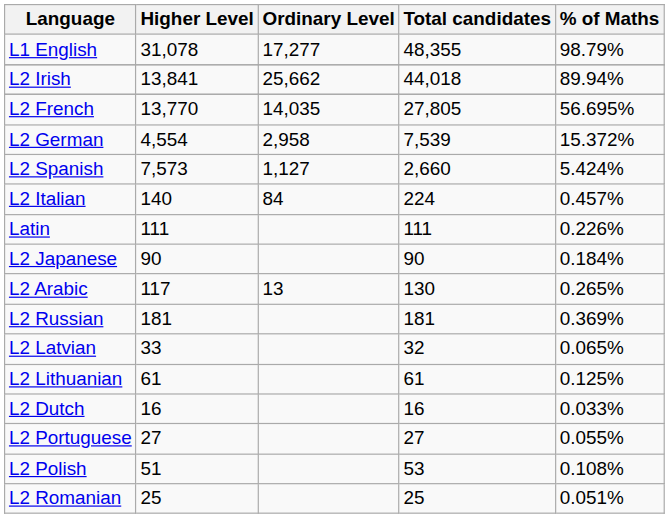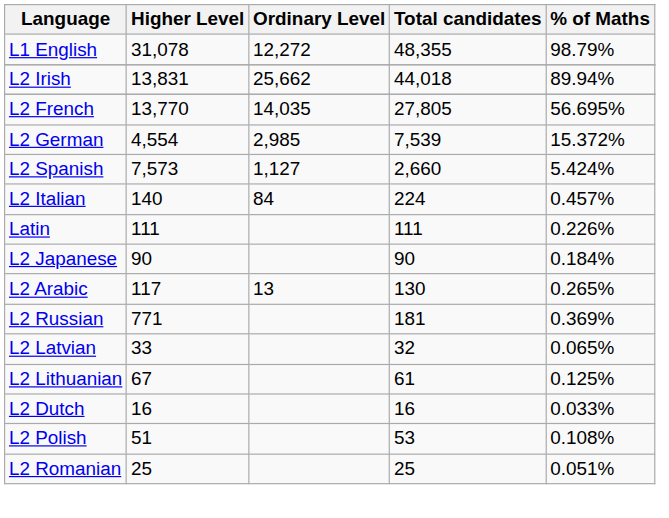(291, 49) 17,277 -> (282, 49) 12,272
(169, 79) 13,841 -> (160, 79) 13,831
(286, 139) 2,958 -> (277, 139) 2,985
(156, 318) 181 -> (147, 318) 771
(151, 378) 61 -> (142, 378) 67
- row: (70, 438)
